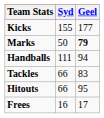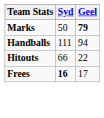- row: (19, 27)
- row: (23, 74)
(83, 89) 95 -> (83, 58) 22
(63, 105) normal -> (63, 74) bold
